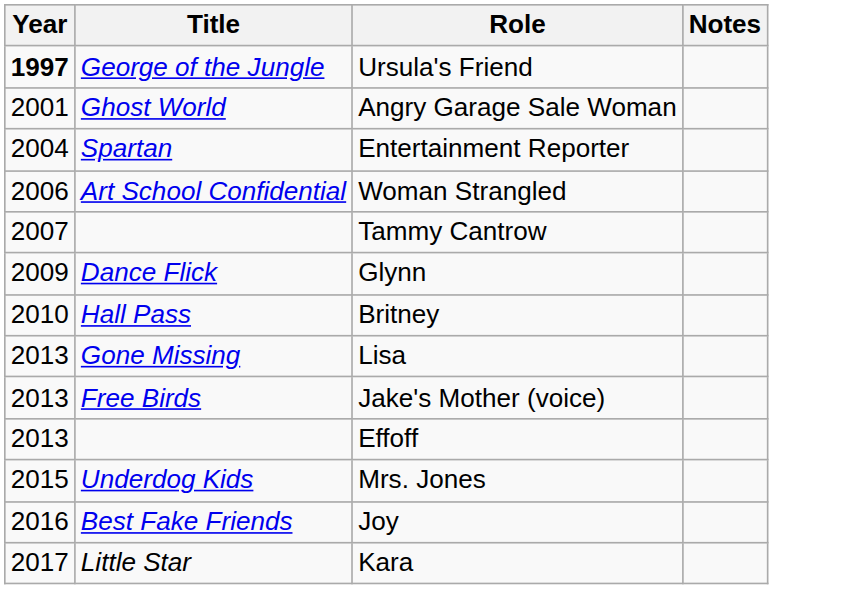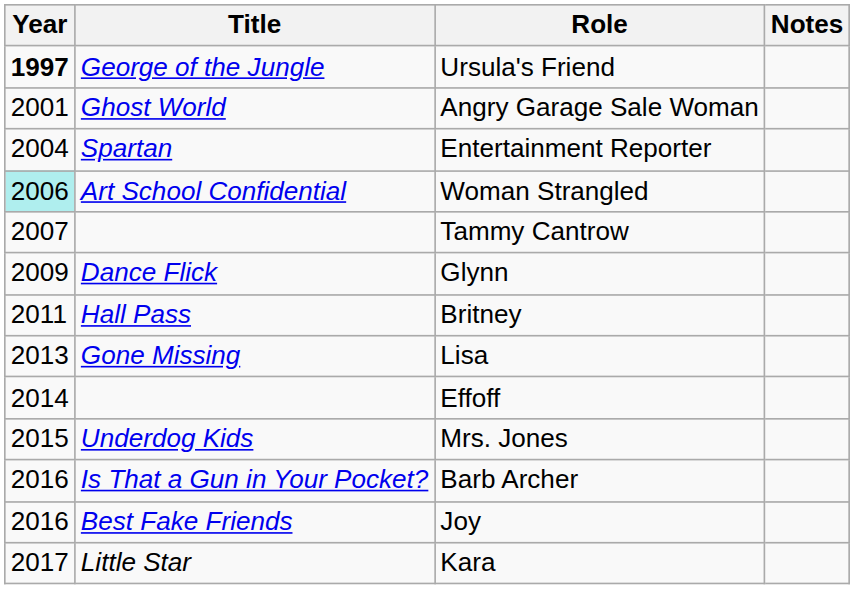(40, 190) no background -> (40, 190) paleturquoise background
(40, 314) 2010 -> (39, 314) 2011
- row: (482, 397)
(40, 438) 2013 -> (40, 397) 2014
+ row: (509, 480)
